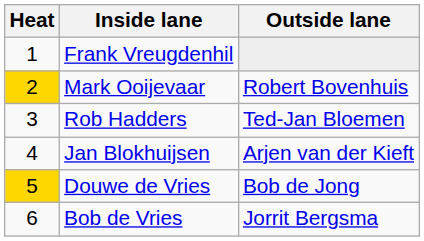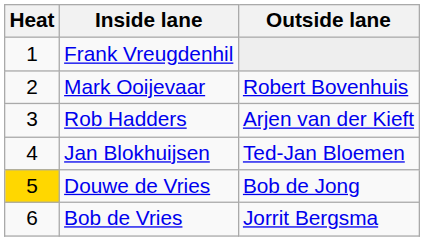(32, 86) gold background -> (32, 86) no background
(324, 119) Ted-Jan Bloemen -> (328, 119) Arjen van der Kieft
(328, 152) Arjen van der Kieft -> (324, 152) Ted-Jan Bloemen
